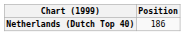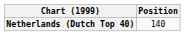(158, 24) 186 -> (158, 24) 140
